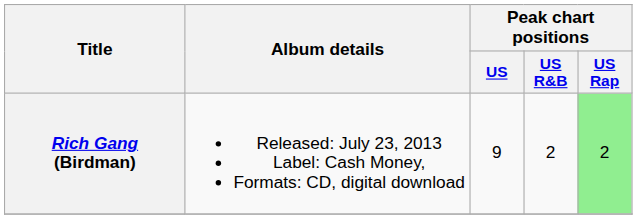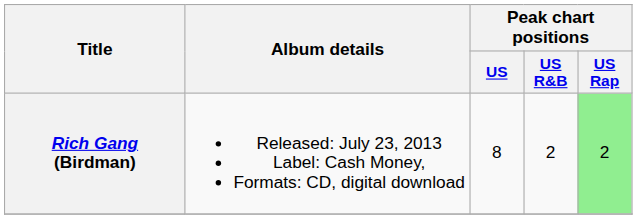(497, 153) 9 -> (497, 153) 8
